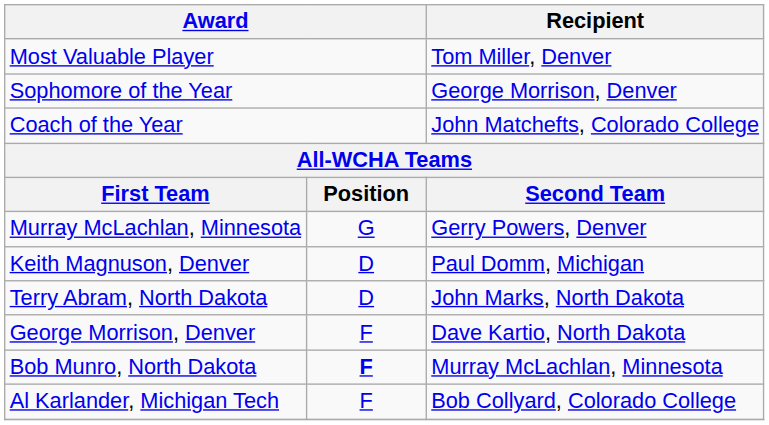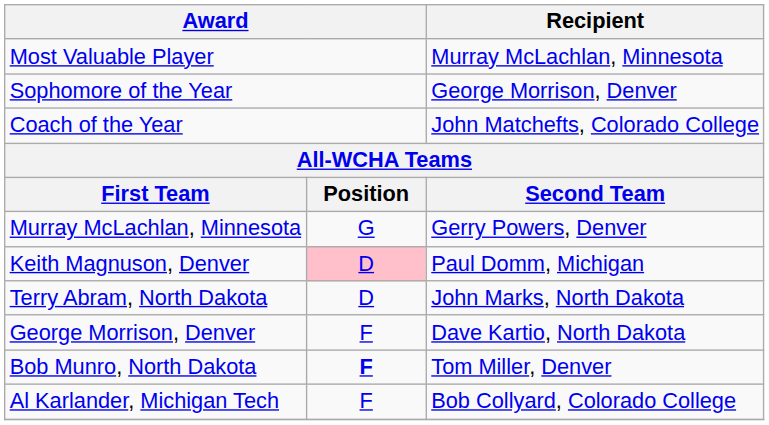(521, 56) Tom Miller, Denver -> (577, 56) Murray McLachlan, Minnesota
(366, 263) no background -> (366, 263) pink background
(577, 366) Murray McLachlan, Minnesota -> (521, 366) Tom Miller, Denver
